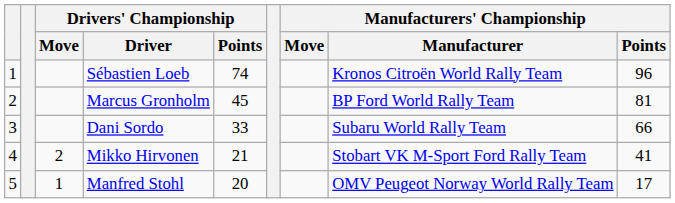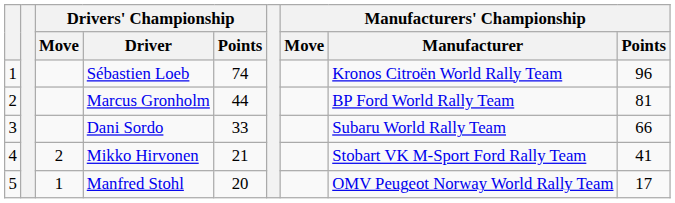(240, 100) 45 -> (240, 100) 44
